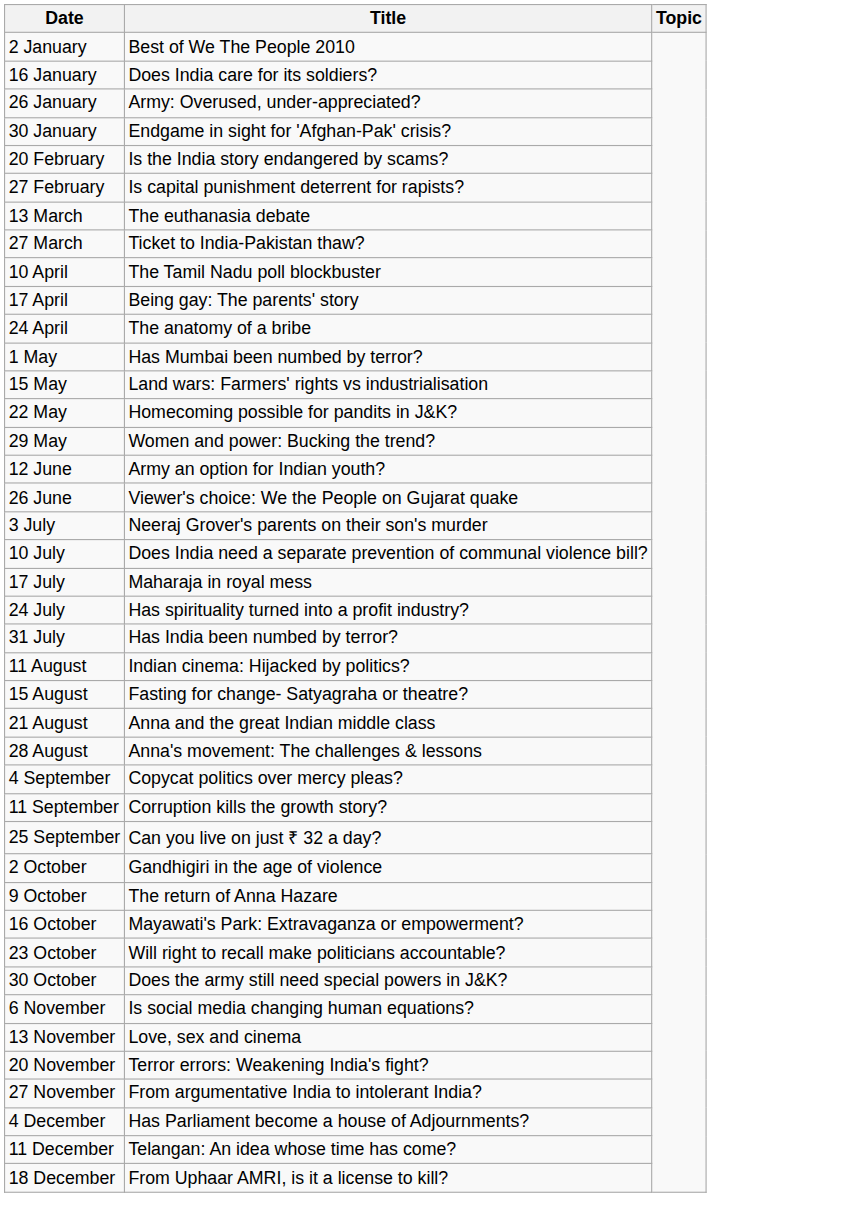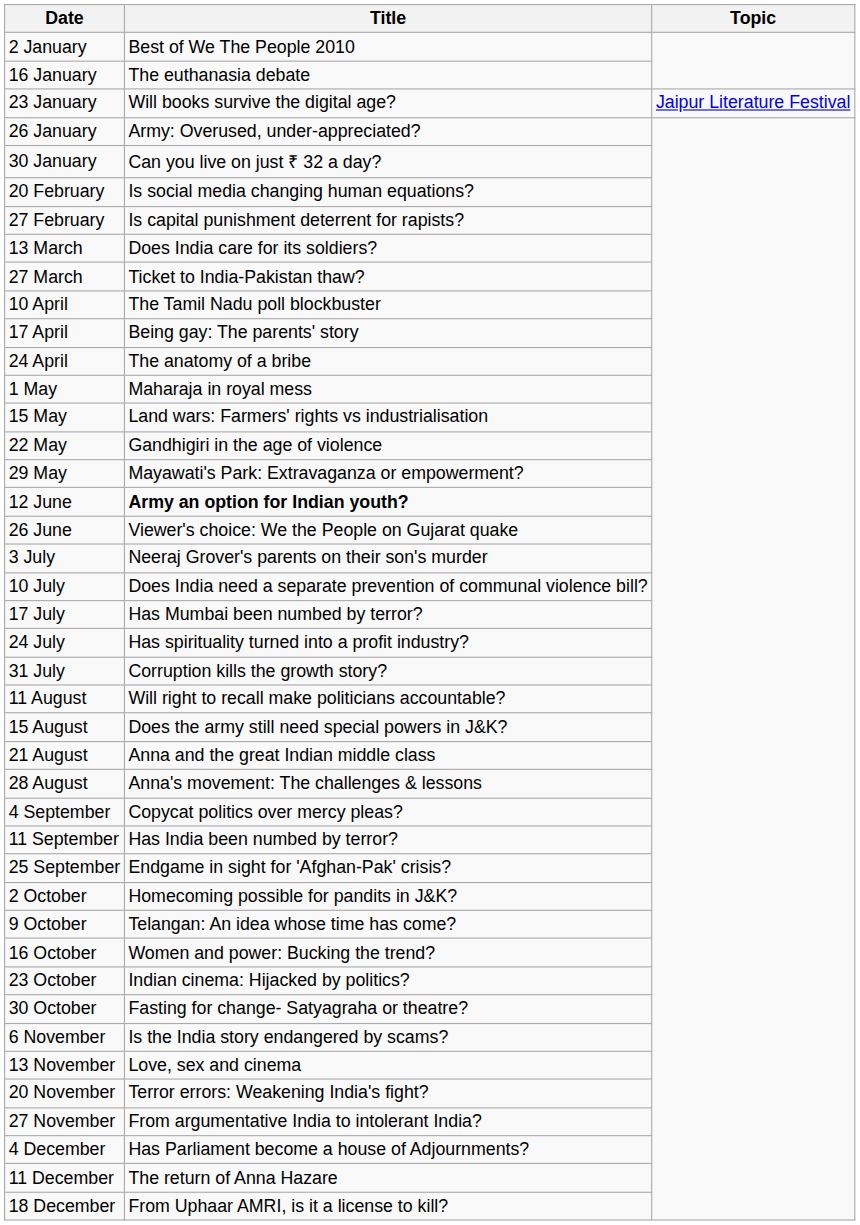(253, 74) Does India care for its soldiers? -> (219, 74) The euthanasia debate
+ row: (53, 103)
(290, 131) Endgame in sight for 'Afghan-Pak' crisis? -> (255, 162) Can you live on just ₹ 32 a day?
(288, 159) Is the India story endangered by scams? -> (301, 192) Is social media changing human equations?
(219, 215) The euthanasia debate -> (253, 248) Does India care for its soldiers?
(275, 356) Has Mumbai been numbed by terror? -> (220, 389) Maharaja in royal mess
(293, 412) Homecoming possible for pandits in J&K? -> (255, 445) Gandhigiri in the age of violence
(282, 441) Women and power: Bucking the trend? -> (326, 473) Mayawati's Park: Extravaganza or empowerment?
(257, 469) normal -> (269, 501) bold
(220, 581) Maharaja in royal mess -> (275, 614) Has Mumbai been numbed by terror?
(263, 638) Has India been numbed by terror? -> (258, 670) Corruption kills the growth story?
(269, 666) Indian cinema: Hijacked by politics? -> (317, 699) Will right to recall make politicians accountable?
(298, 694) Fasting for change- Satyagraha or theatre? -> (318, 727) Does the army still need special powers in J&K?
(258, 807) Corruption kills the growth story? -> (263, 839) Has India been numbed by terror?
(255, 838) Can you live on just ₹ 32 a day? -> (290, 868) Endgame in sight for 'Afghan-Pak' crisis?
(255, 868) Gandhigiri in the age of violence -> (293, 896) Homecoming possible for pandits in J&K?
(233, 896) The return of Anna Hazare -> (292, 924) Telangan: An idea whose time has come?
(326, 924) Mayawati's Park: Extravaganza or empowerment? -> (282, 952) Women and power: Bucking the trend?
(317, 952) Will right to recall make politicians accountable? -> (269, 980) Indian cinema: Hijacked by politics?
(318, 980) Does the army still need special powers in J&K? -> (298, 1008) Fasting for change- Satyagraha or theatre?
(301, 1008) Is social media changing human equations? -> (288, 1037) Is the India story endangered by scams?
(292, 1149) Telangan: An idea whose time has come? -> (233, 1177) The return of Anna Hazare
